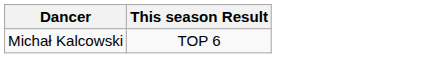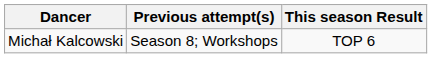+ column: (204, 17)
